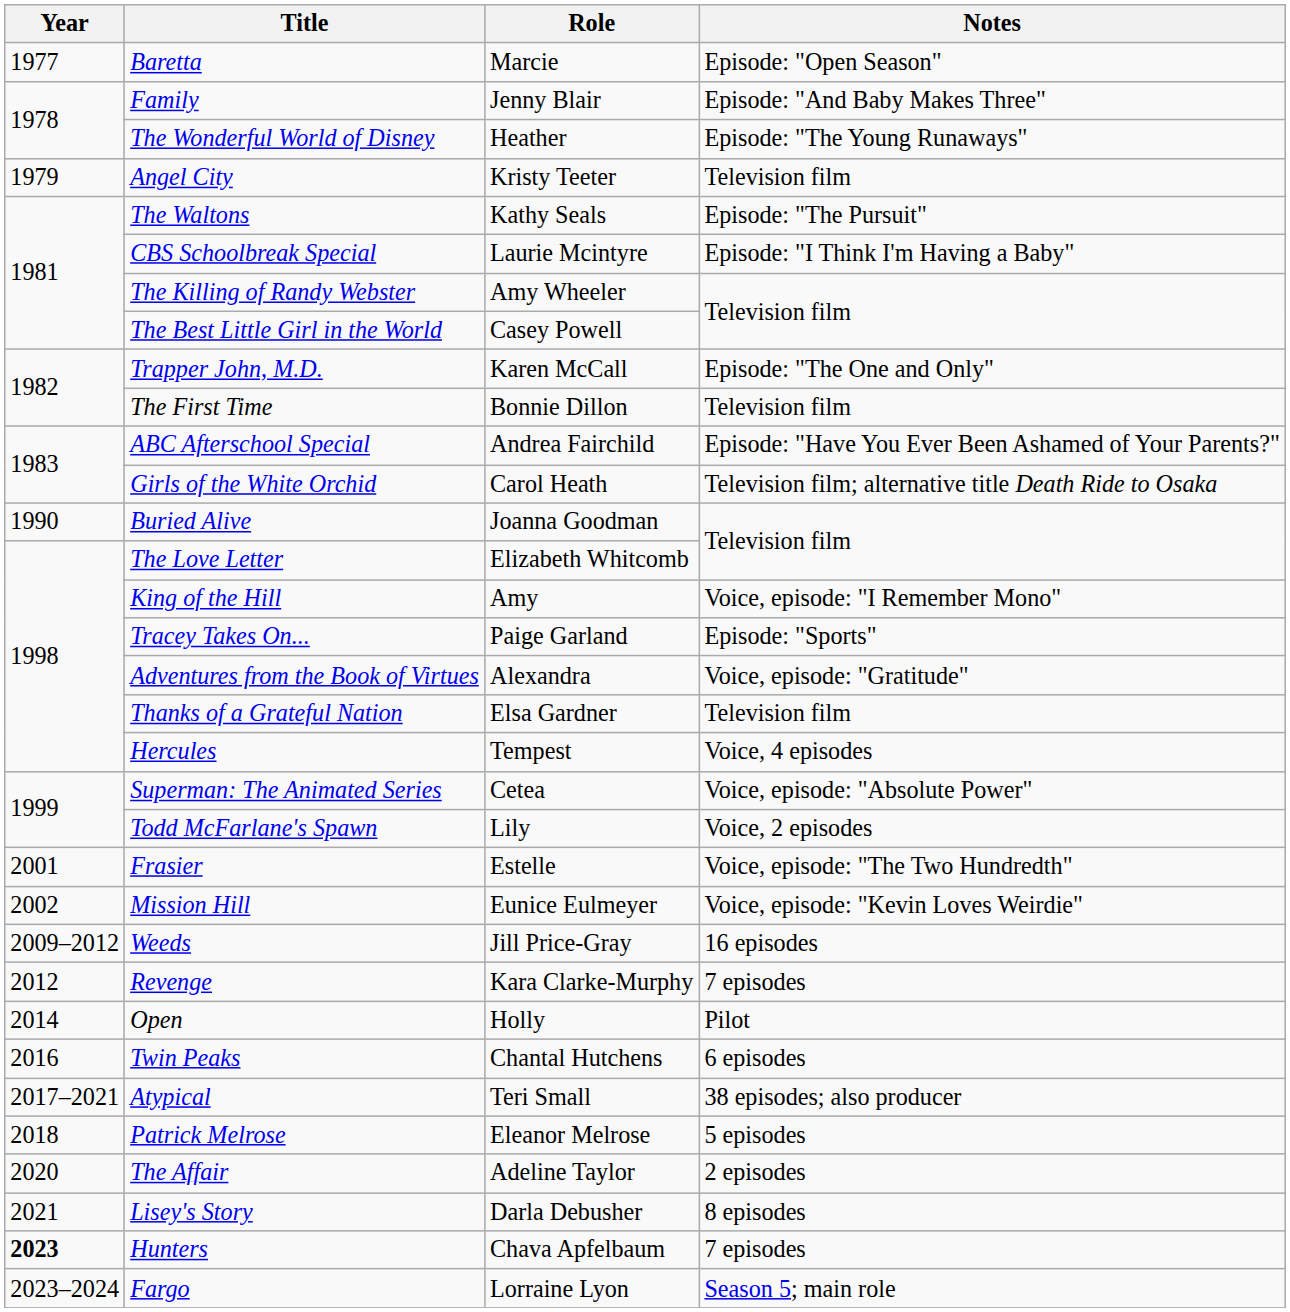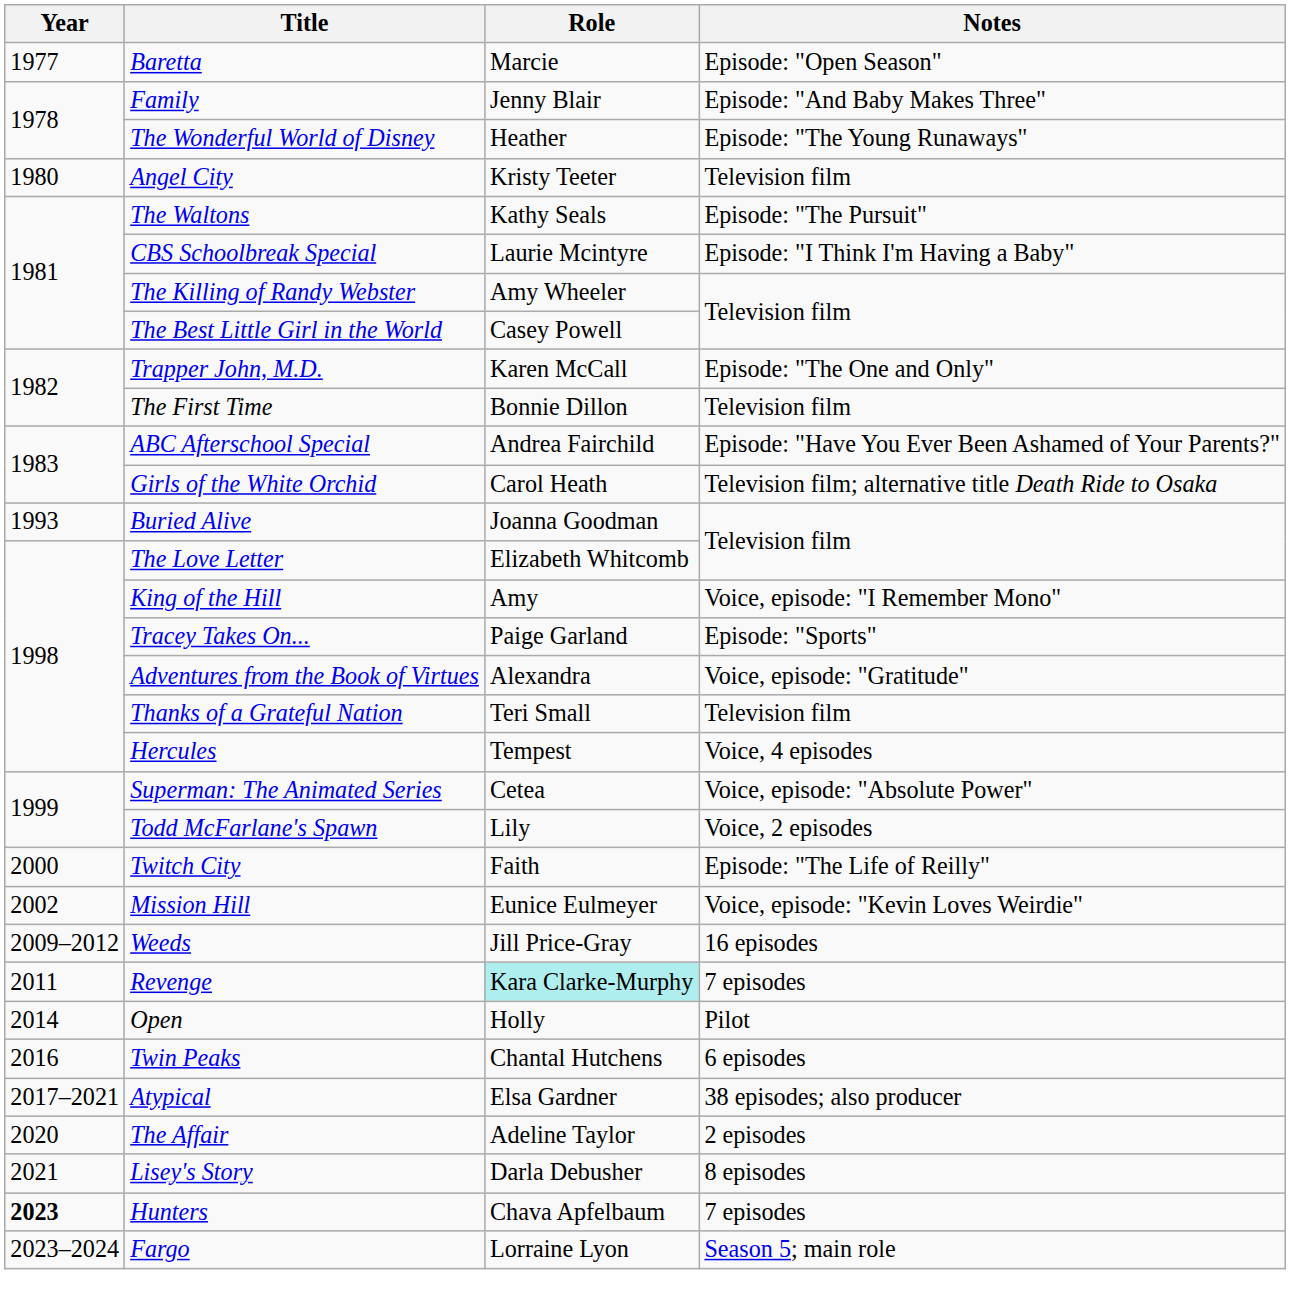(34, 176) 1979 -> (34, 176) 1980
(34, 521) 1990 -> (34, 521) 1993
(553, 713) Elsa Gardner -> (540, 713) Teri Small
+ row: (185, 866)
- row: (166, 866)
(34, 981) 2012 -> (34, 981) 2011
(592, 981) no background -> (592, 981) paleturquoise background
(540, 1096) Teri Small -> (553, 1096) Elsa Gardner
- row: (208, 1134)
